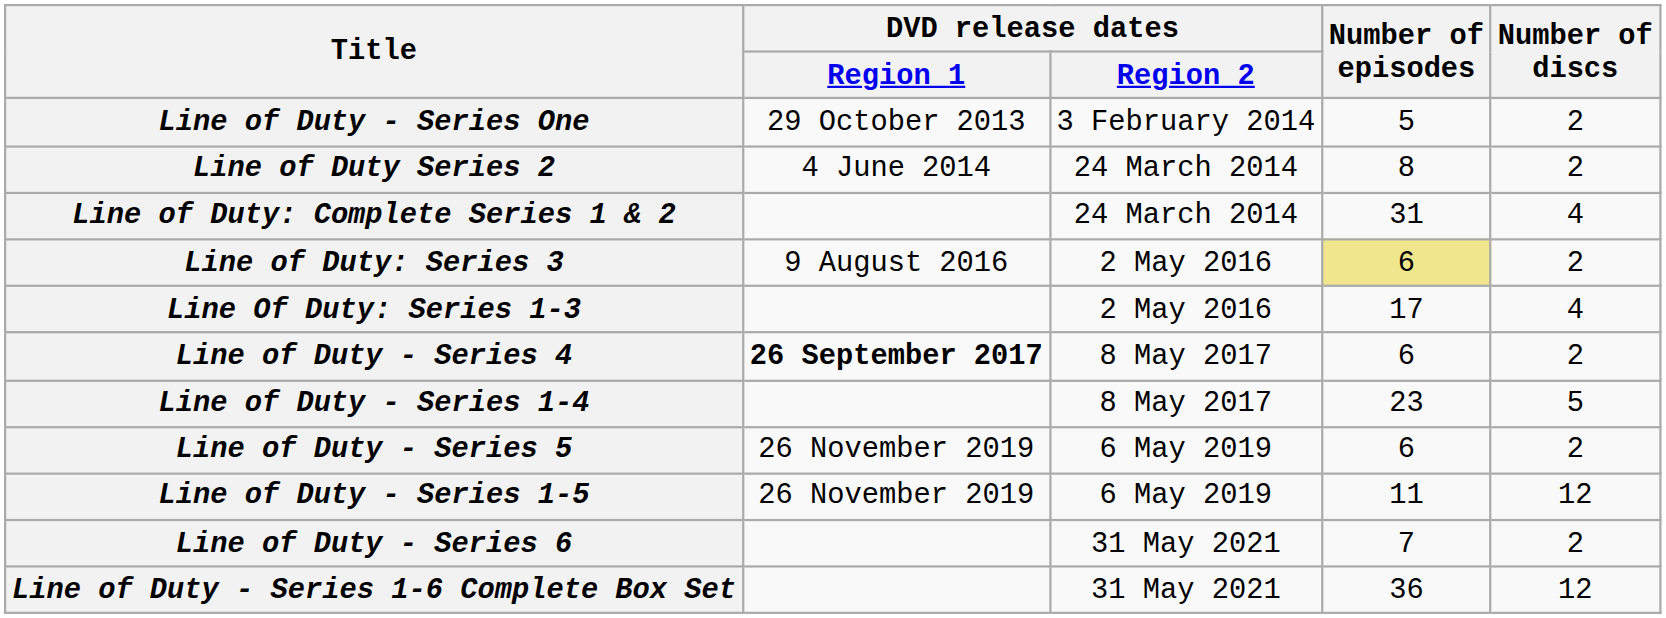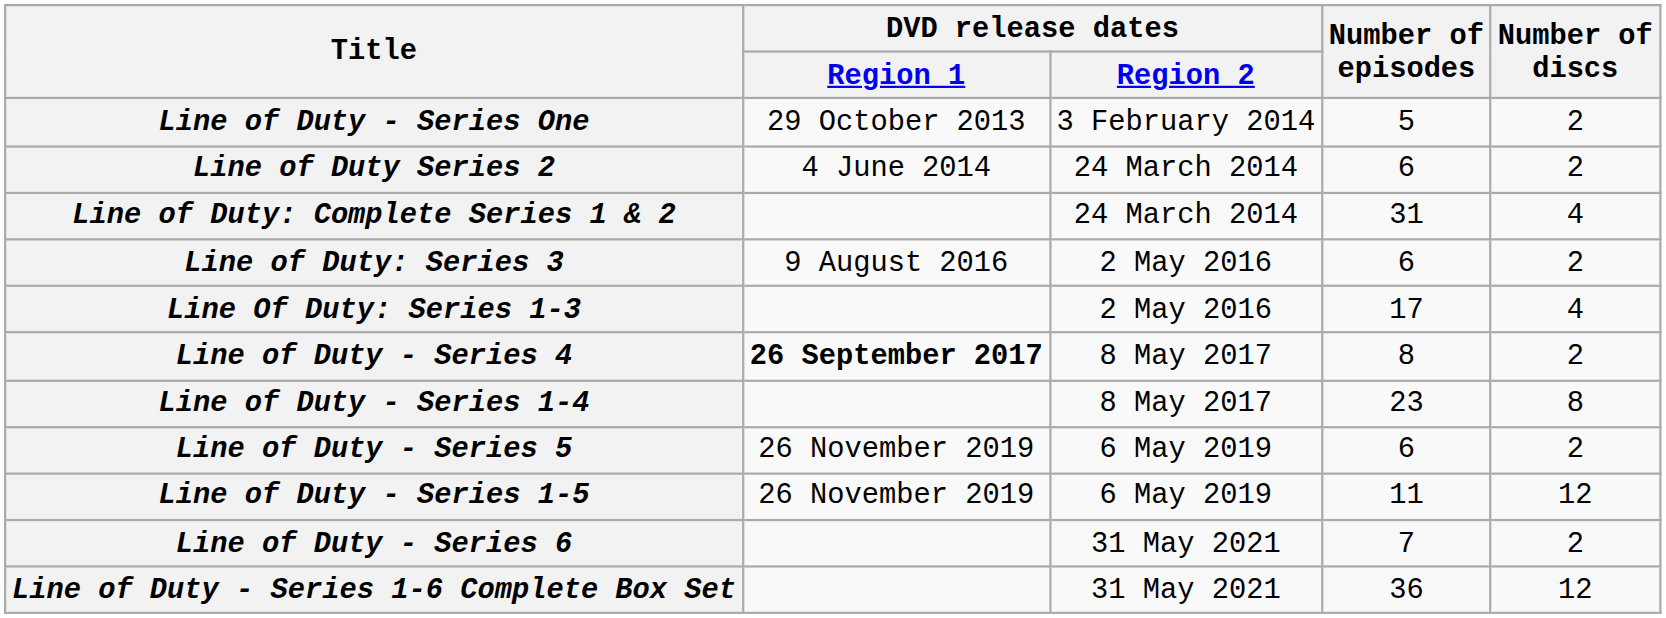(1406, 169) 8 -> (1406, 169) 6
(1406, 263) khaki background -> (1406, 263) no background
(1406, 356) 6 -> (1406, 356) 8
(1575, 403) 5 -> (1575, 403) 8
